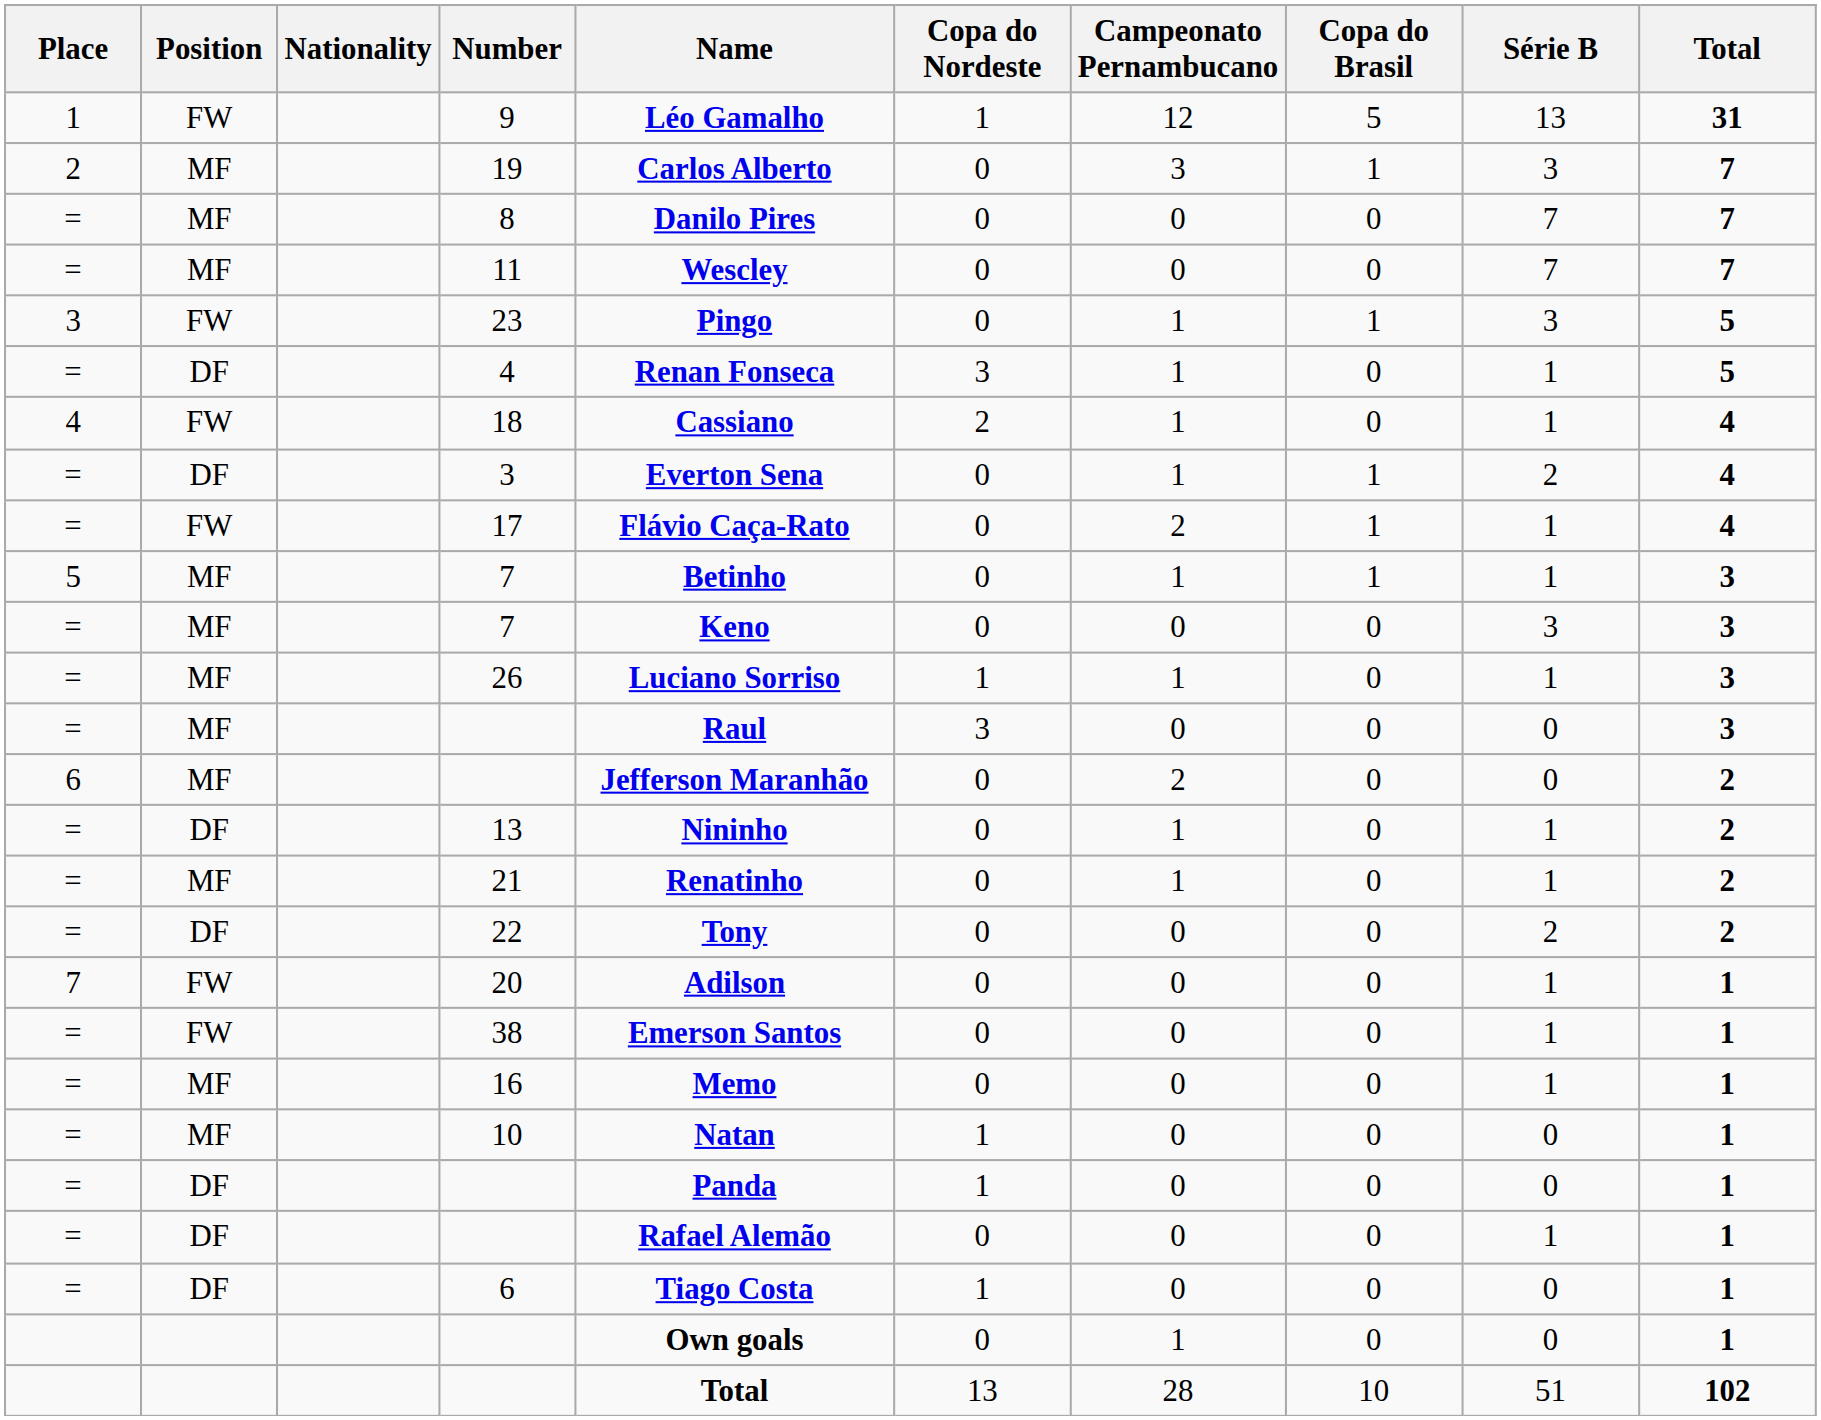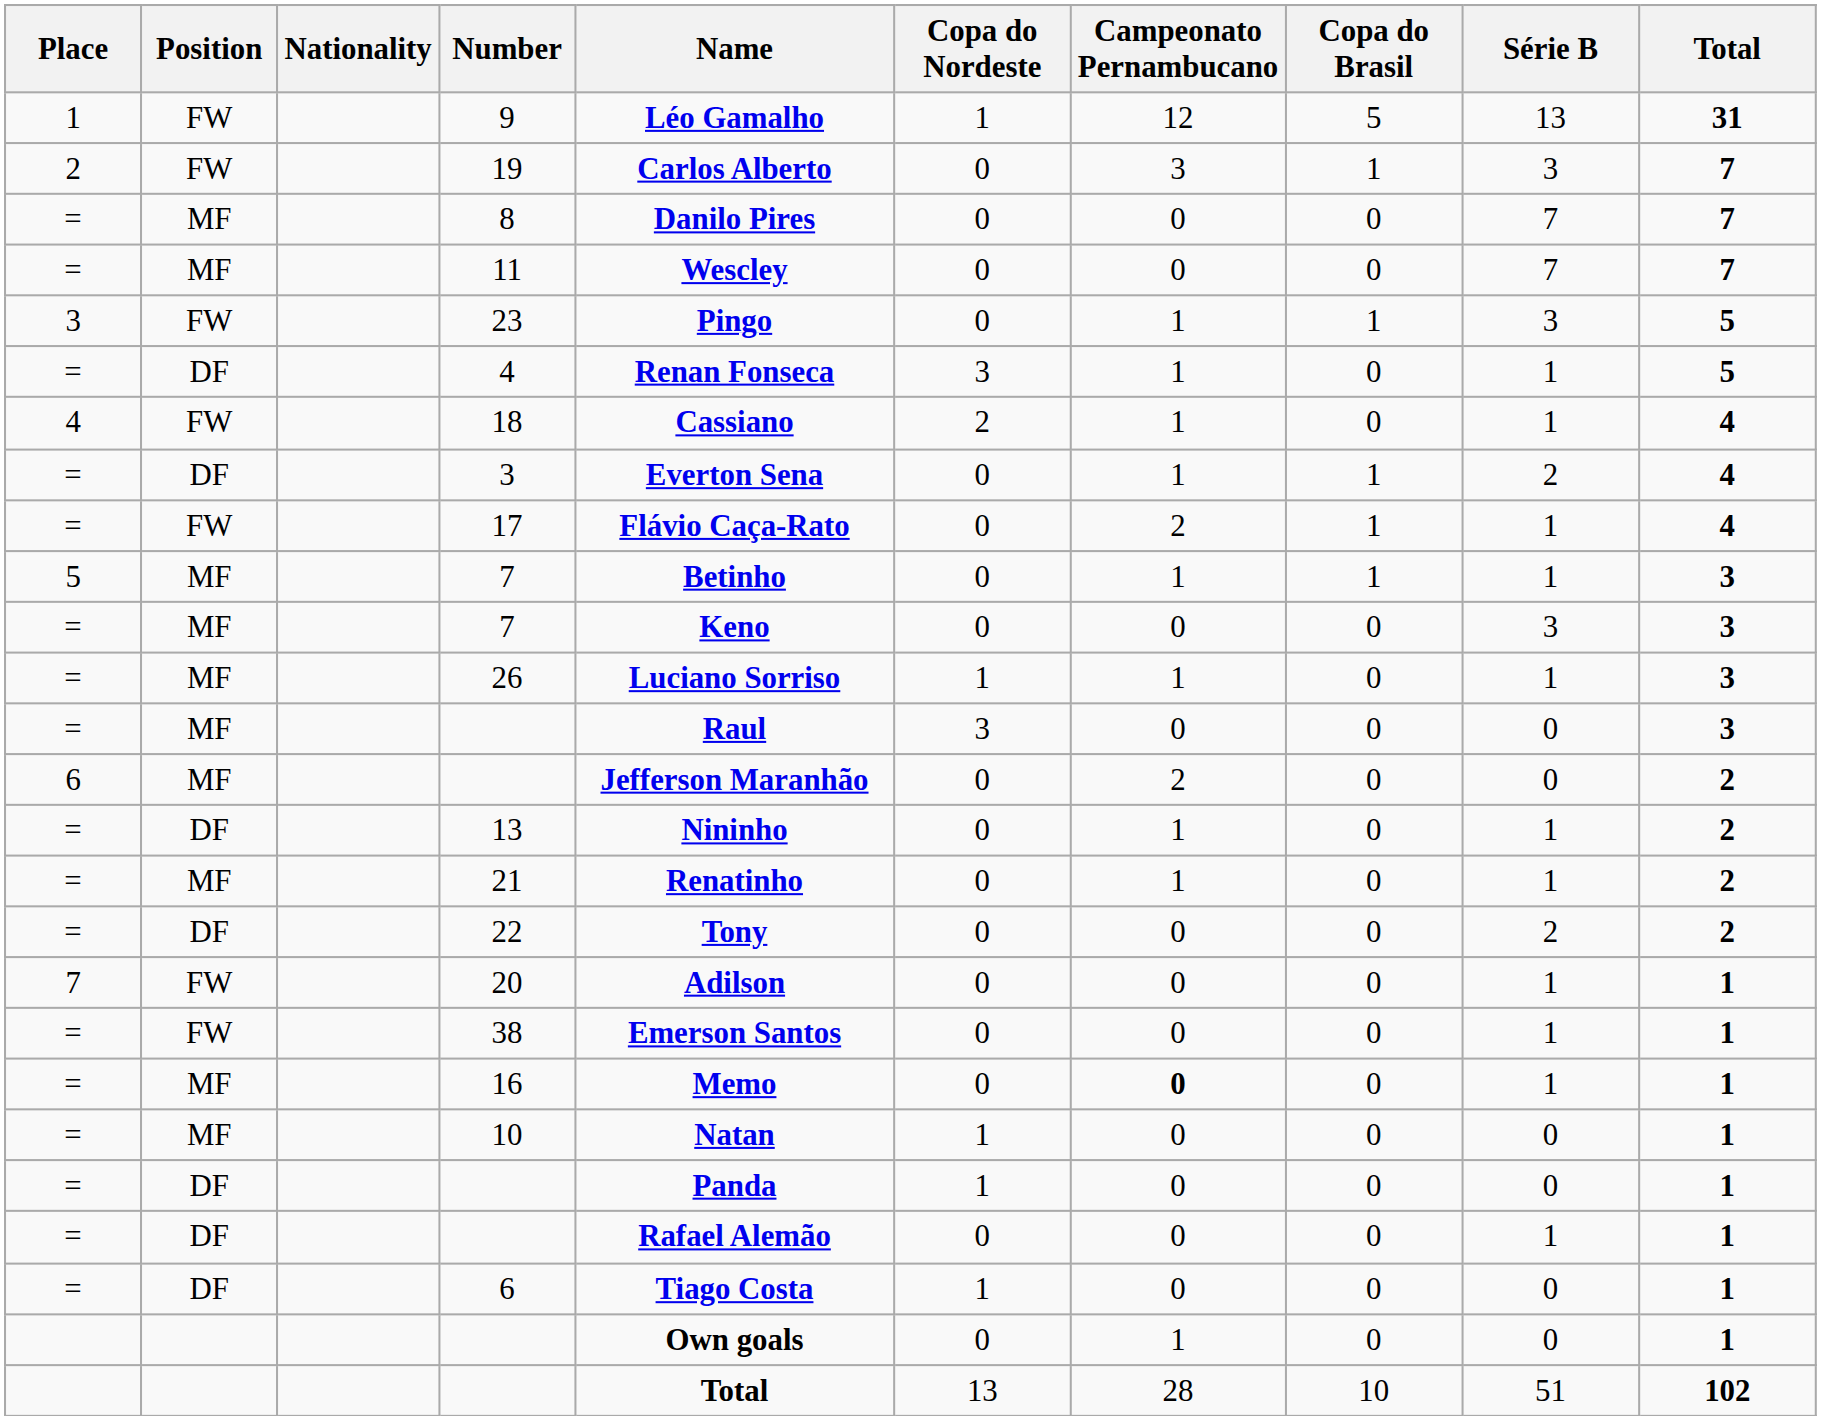(209, 168) MF -> (209, 168) FW
(1178, 1084) normal -> (1178, 1084) bold
